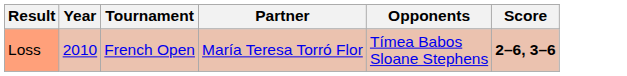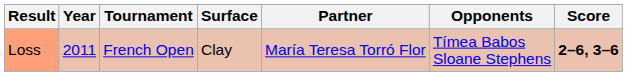+ column: (229, 16)
(80, 50) 2010 -> (79, 50) 2011
